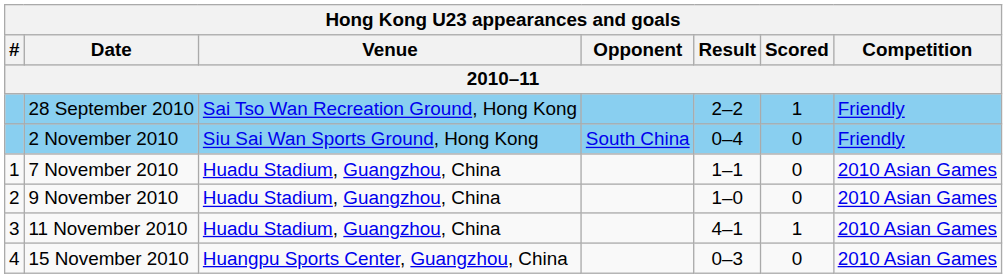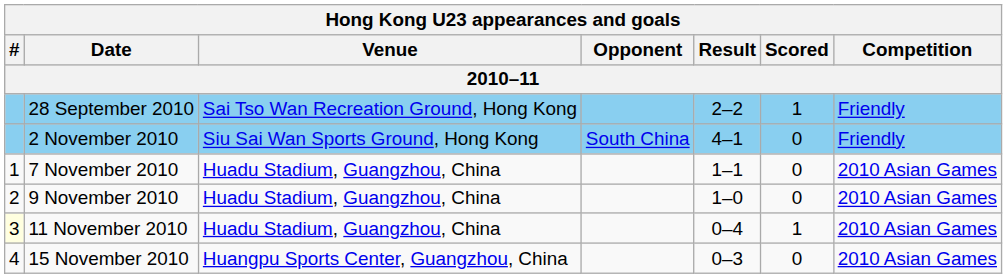(727, 139) 0–4 -> (727, 139) 4–1
(14, 229) no background -> (14, 229) lightyellow background
(727, 229) 4–1 -> (727, 229) 0–4
